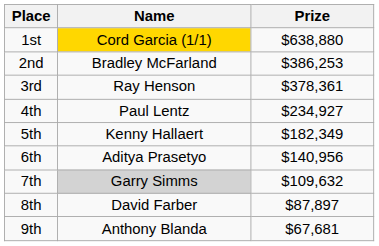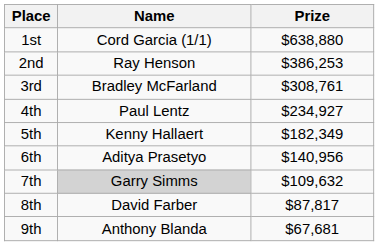(154, 39) gold background -> (154, 39) no background
(154, 63) Bradley McFarland -> (154, 63) Ray Henson
(154, 87) Ray Henson -> (154, 87) Bradley McFarland
(312, 87) $378,361 -> (312, 87) $308,761
(312, 205) $87,897 -> (312, 205) $87,817
